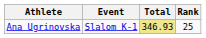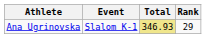(188, 26) 25 -> (188, 26) 29
